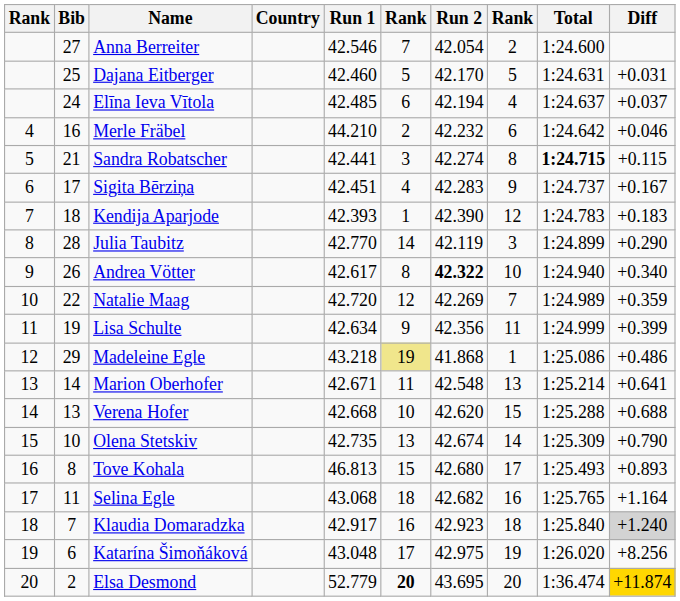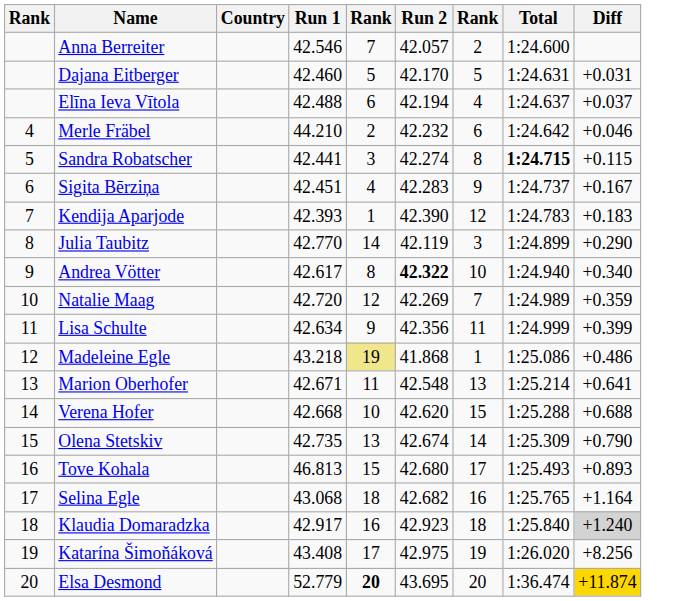- column: (72, 18)
(459, 46) 42.054 -> (424, 46) 42.057
(352, 103) 42.485 -> (318, 103) 42.488
(352, 553) 43.048 -> (318, 553) 43.408
